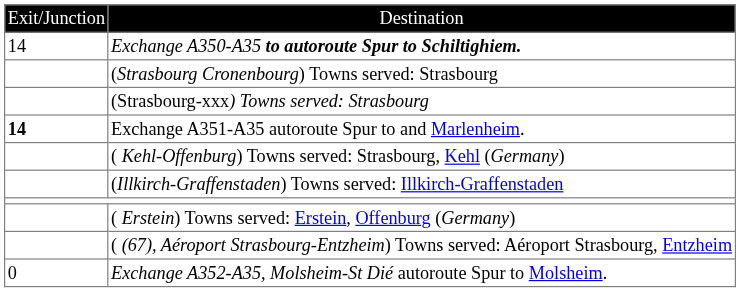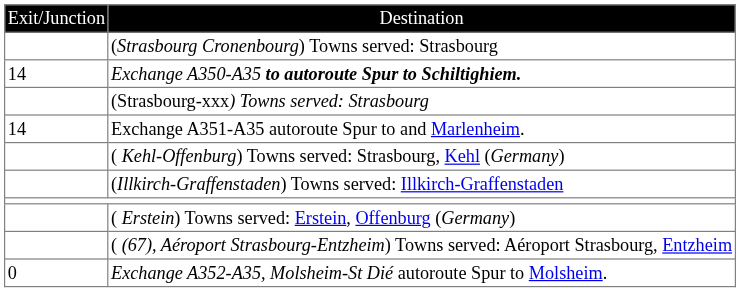rows swapped: (304, 73) <-> (316, 45)
(17, 128) bold -> (17, 128) normal
